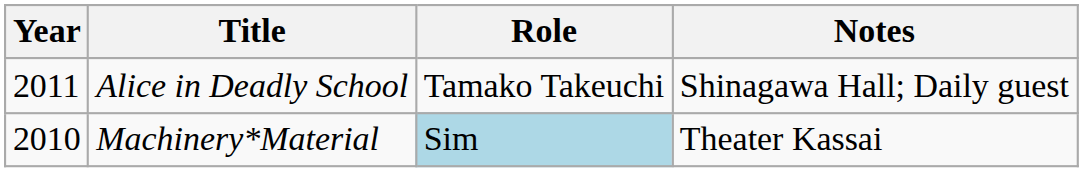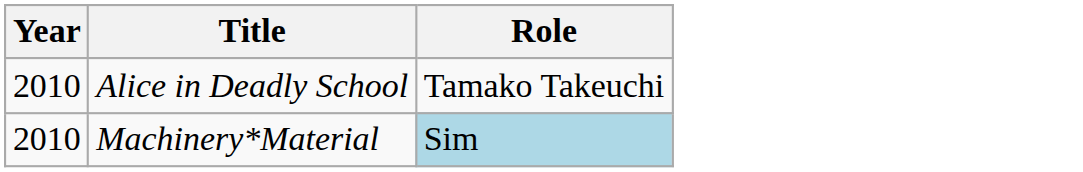- column: (874, 31)
(46, 85) 2011 -> (47, 85) 2010
